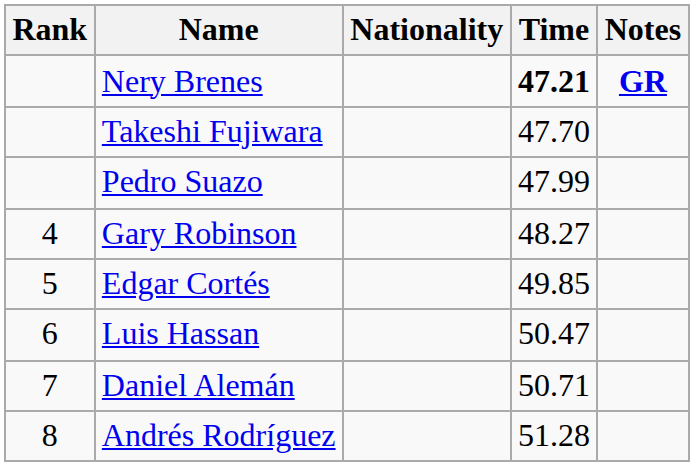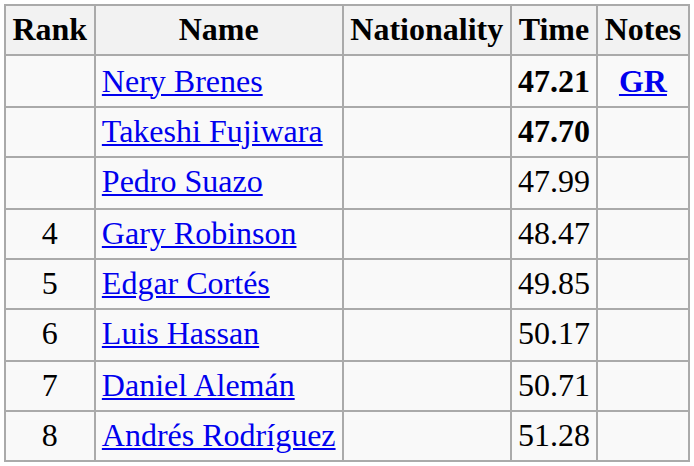(554, 131) normal -> (554, 131) bold
(554, 232) 48.27 -> (554, 232) 48.47
(554, 334) 50.47 -> (554, 334) 50.17
